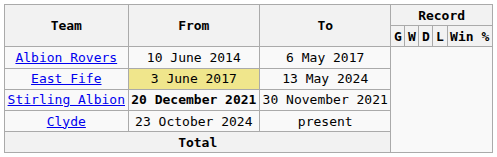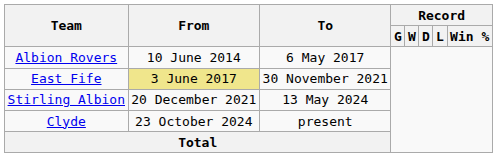(325, 79) 13 May 2024 -> (325, 79) 30 November 2021
(194, 100) bold -> (194, 100) normal
(325, 100) 30 November 2021 -> (325, 100) 13 May 2024
